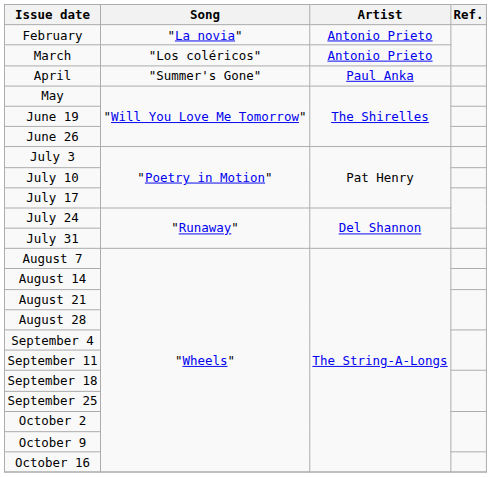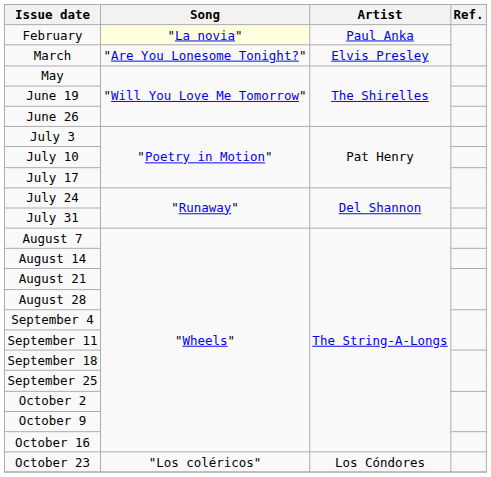(205, 35) no background -> (205, 35) lightyellow background
(380, 35) Antonio Prieto -> (380, 35) Paul Anka
(205, 55) "Los coléricos" -> (205, 55) "Are You Lonesome Tonight?"
(380, 55) Antonio Prieto -> (380, 55) Elvis Presley
- row: (53, 76)
+ row: (53, 462)
